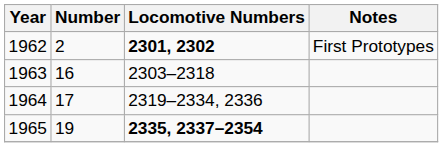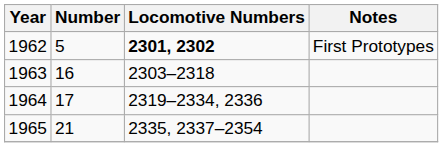(60, 45) 2 -> (60, 45) 5
(65, 127) 19 -> (65, 127) 21
(195, 127) bold -> (195, 127) normal
